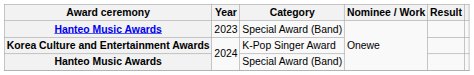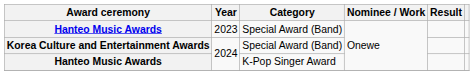(289, 45) K-Pop Singer Award -> (292, 45) Special Award (Band)
(292, 62) Special Award (Band) -> (289, 62) K-Pop Singer Award
